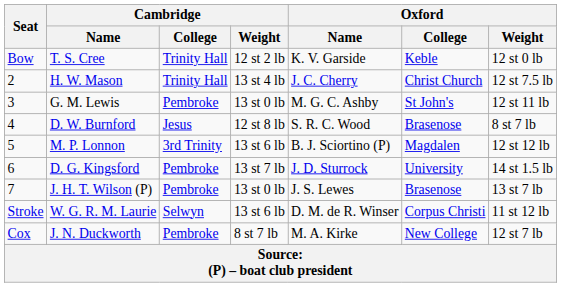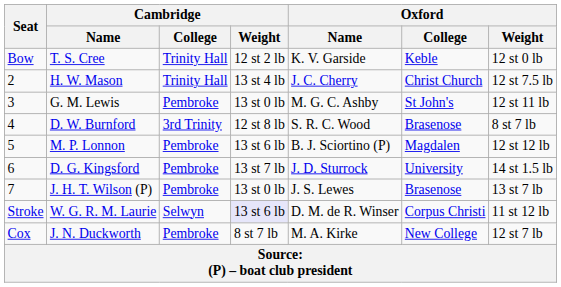(177, 124) Jesus -> (192, 124) 3rd Trinity
(192, 146) 3rd Trinity -> (191, 146) Pembroke
(259, 211) no background -> (259, 211) lavender background
